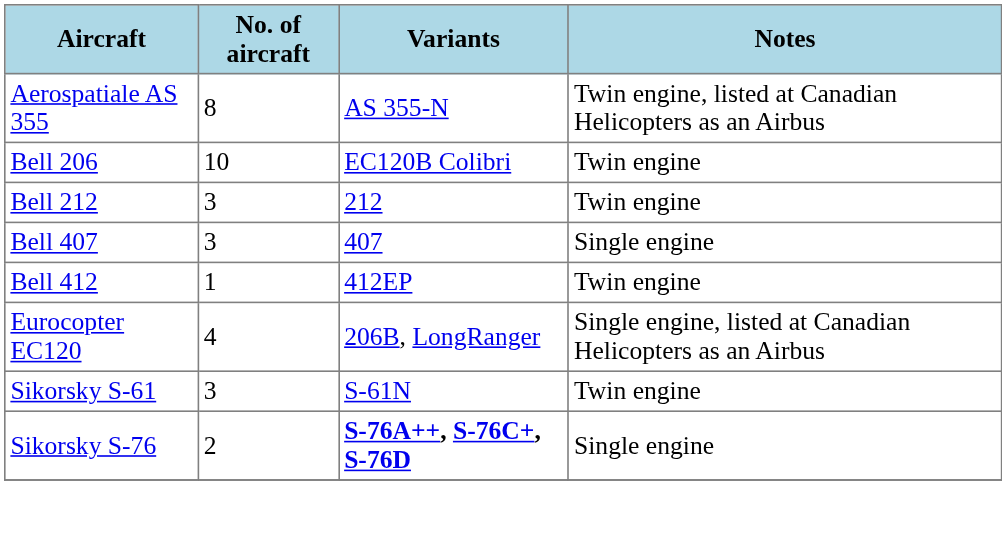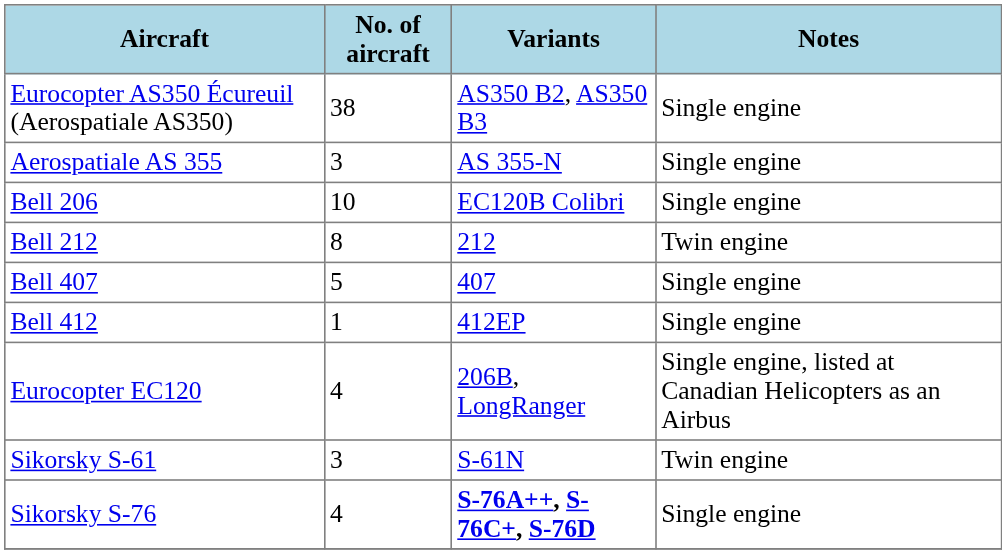+ row: (152, 107)
(210, 107) 8 -> (336, 162) 3
(736, 107) Twin engine, listed at Canadian Helicopters as an Airbus -> (731, 162) Single engine
(637, 162) Twin engine -> (731, 202) Single engine
(210, 202) 3 -> (336, 242) 8
(210, 242) 3 -> (336, 282) 5
(637, 282) Twin engine -> (731, 322) Single engine
(210, 445) 2 -> (336, 514) 4
